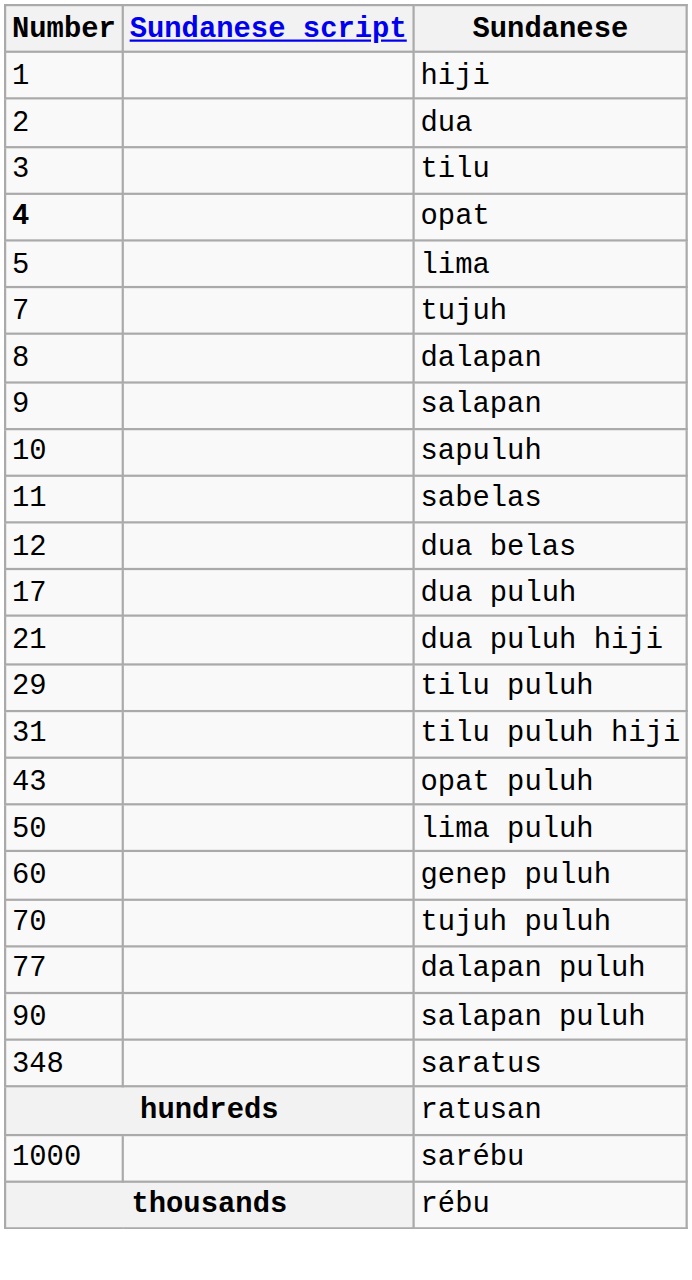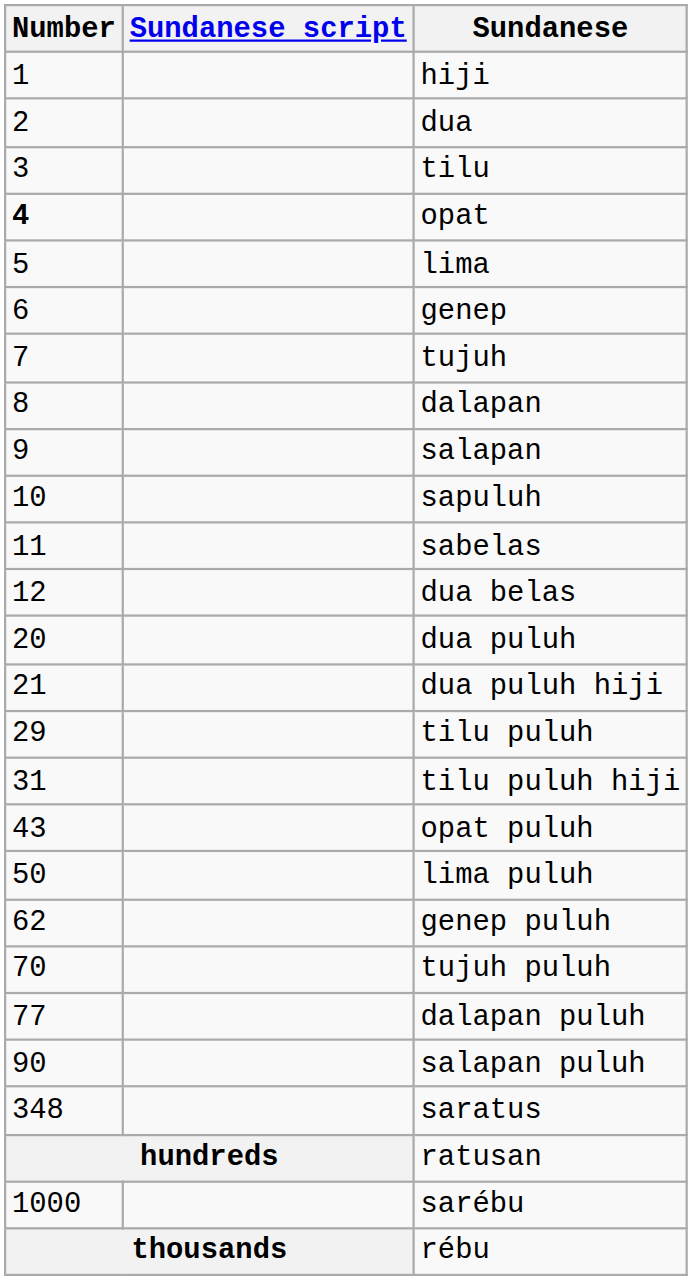+ row: (464, 311)
(29, 593) 17 -> (29, 640) 20
(29, 875) 60 -> (29, 922) 62
